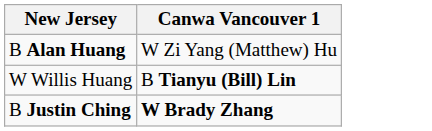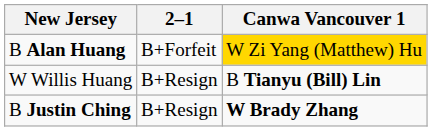+ column: (179, 19)
(239, 49) no background -> (324, 49) gold background
